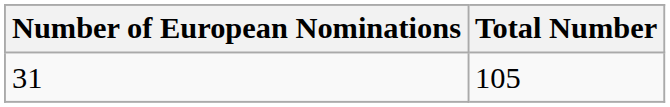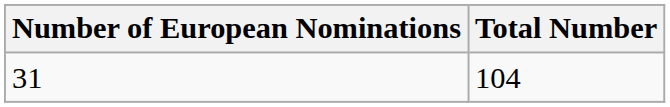(498, 76) 105 -> (498, 76) 104
